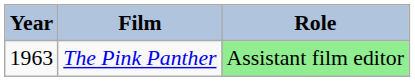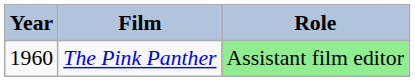(31, 58) 1963 -> (31, 58) 1960
